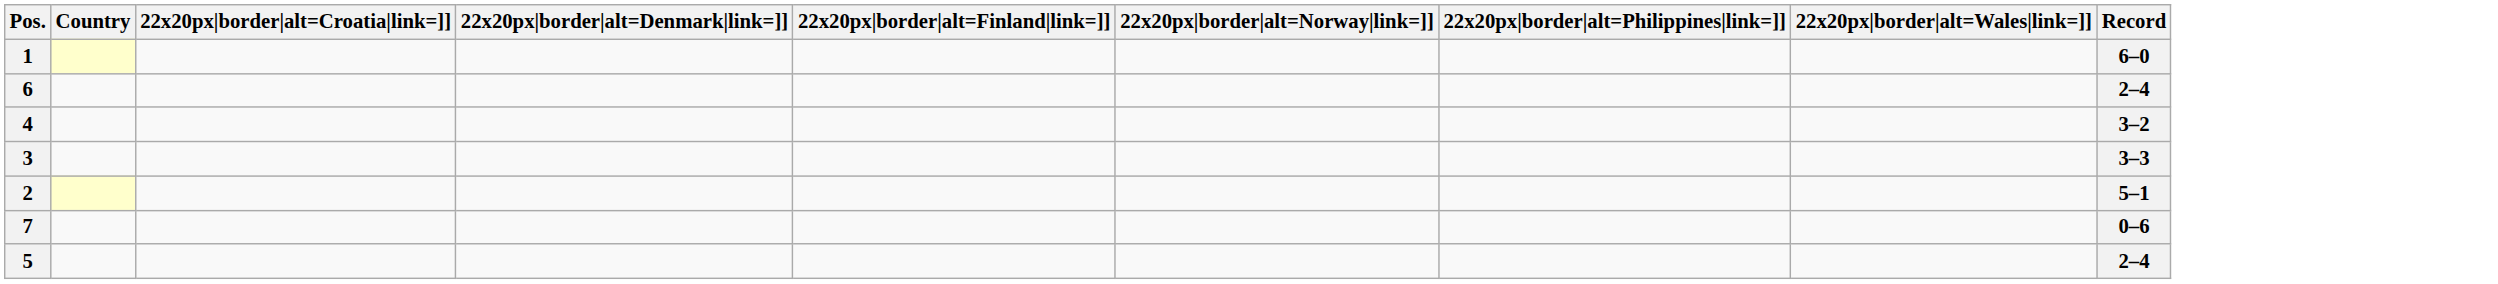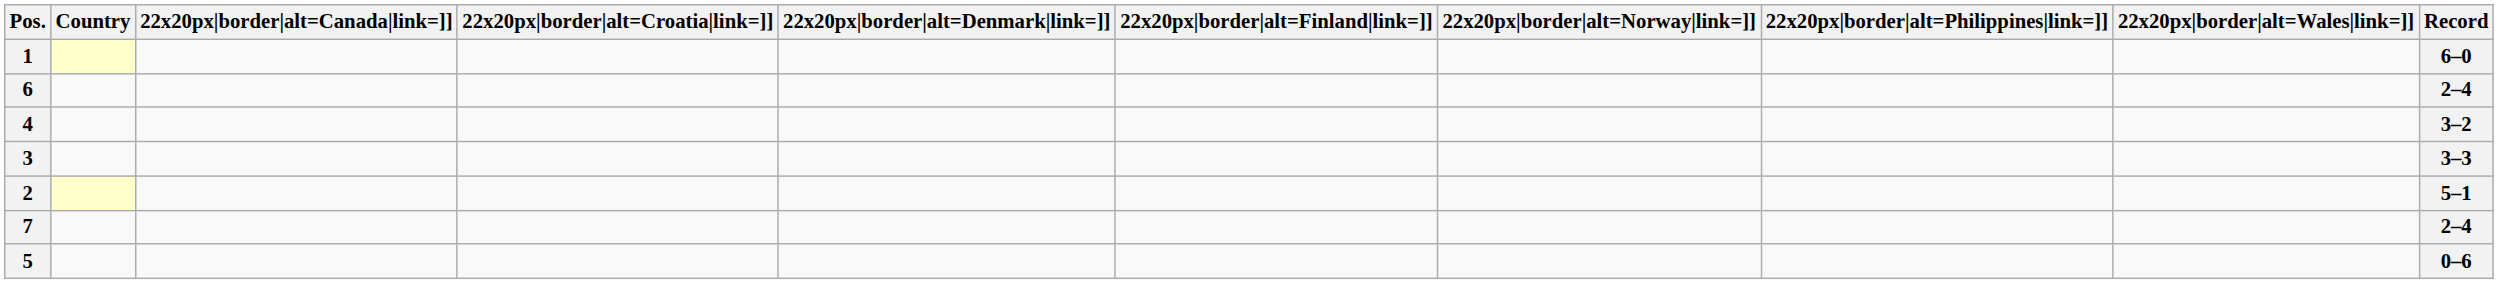+ column: (296, 21)
(2134, 227) 0–6 -> (2456, 227) 2–4
(2134, 261) 2–4 -> (2456, 261) 0–6
